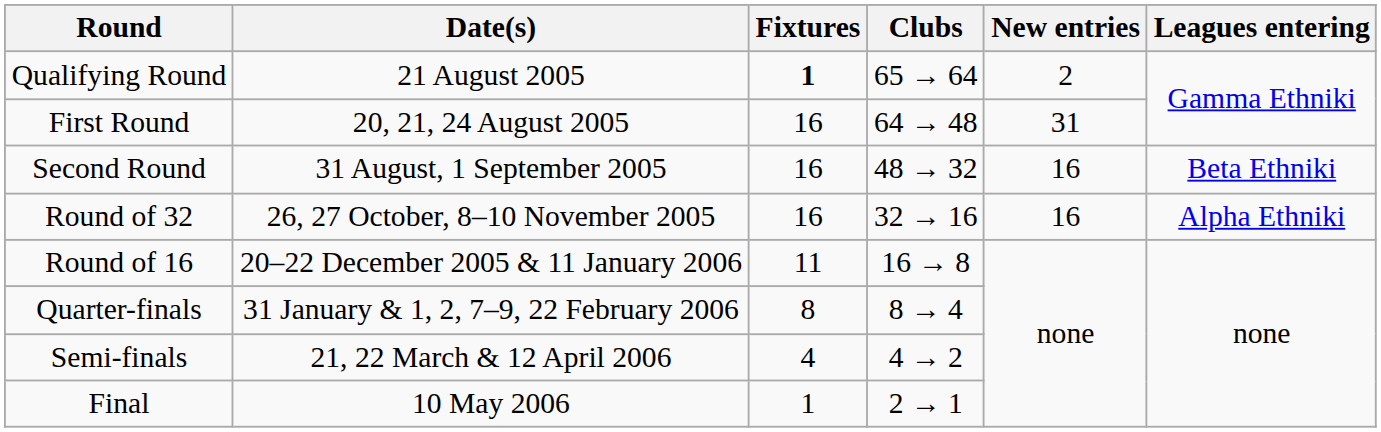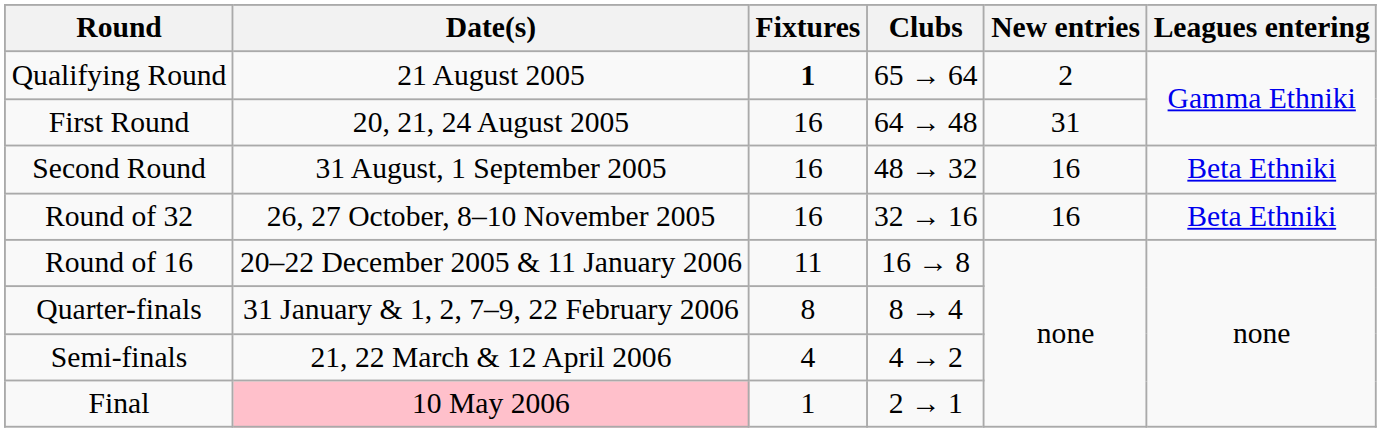(1262, 215) Alpha Ethniki -> (1262, 215) Beta Ethniki
(491, 403) no background -> (491, 403) pink background
